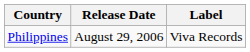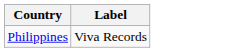- column: (119, 15)
